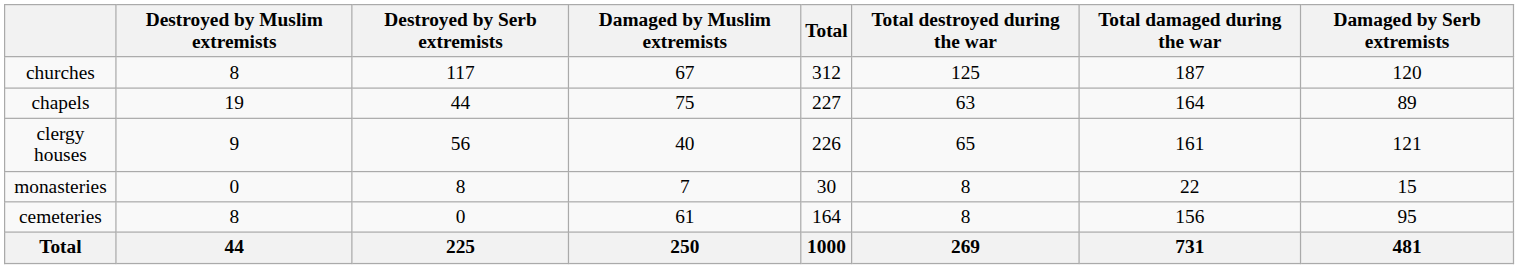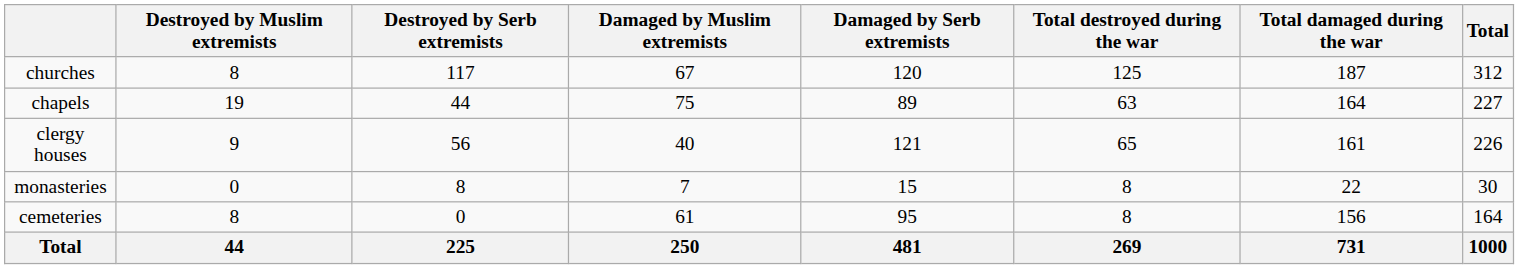columns swapped: (1407, 30) <-> (826, 30)
